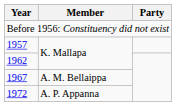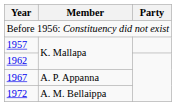(73, 77) A. M. Bellaippa -> (70, 77) A. P. Appanna
(70, 93) A. P. Appanna -> (73, 93) A. M. Bellaippa
